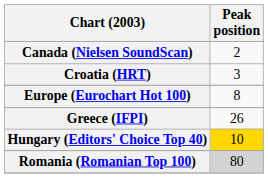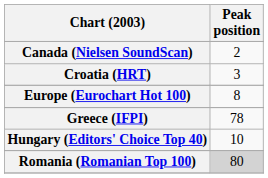(237, 118) 26 -> (237, 118) 78
(237, 140) gold background -> (237, 140) no background
